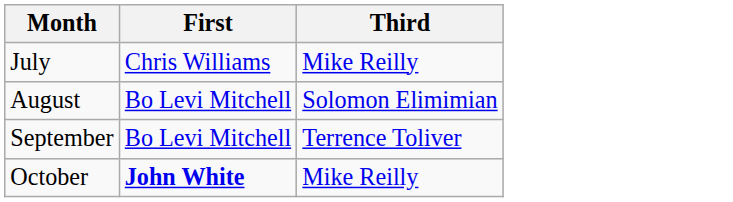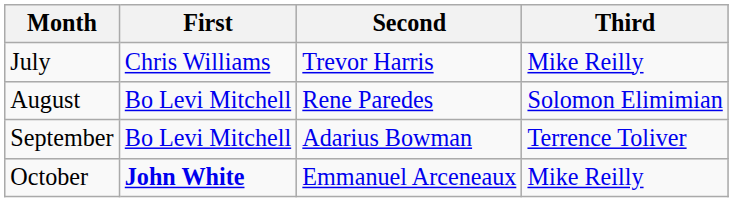+ column: (409, 23)
